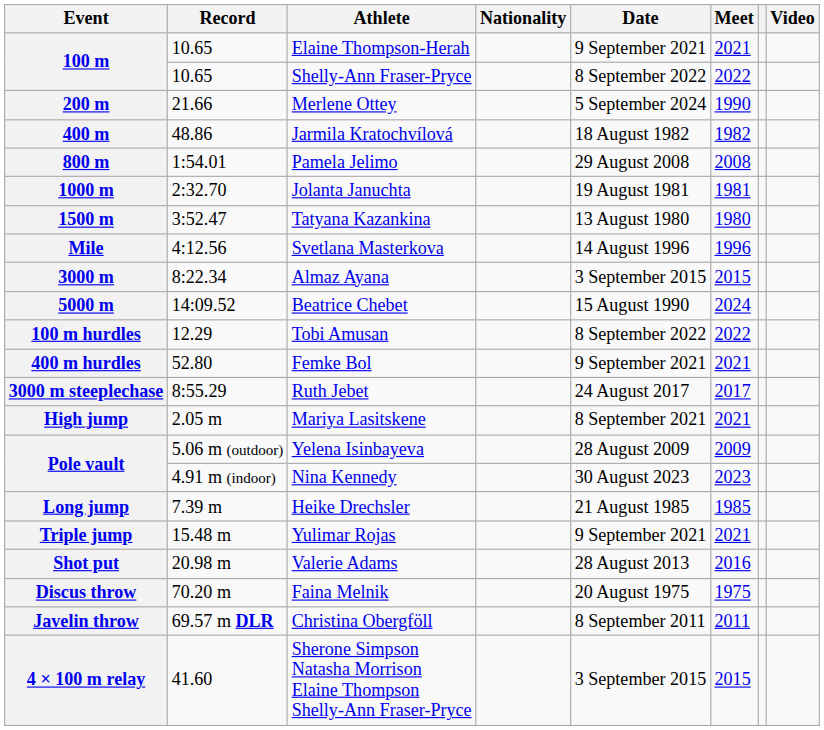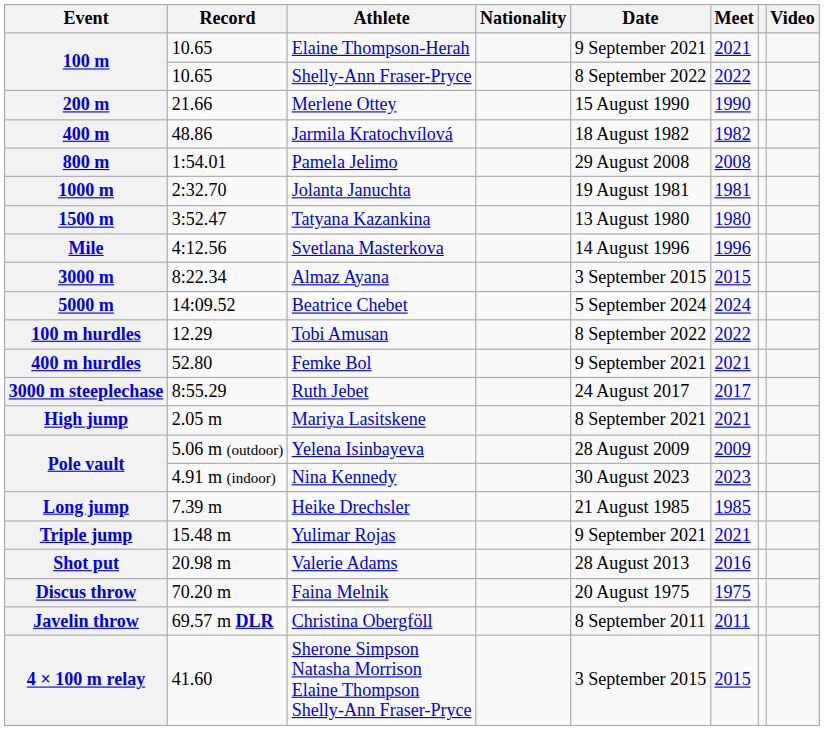(640, 104) 5 September 2024 -> (632, 104) 15 August 1990
(632, 305) 15 August 1990 -> (640, 305) 5 September 2024
